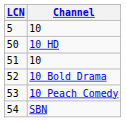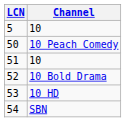(44, 45) 10 HD -> (74, 45) 10 Peach Comedy
(74, 93) 10 Peach Comedy -> (44, 93) 10 HD
